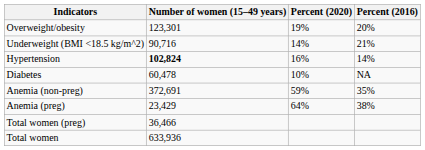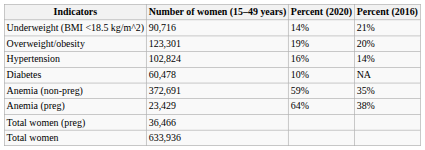rows swapped: (75, 43) <-> (46, 28)
(165, 59) bold -> (165, 59) normal
